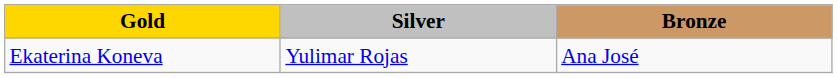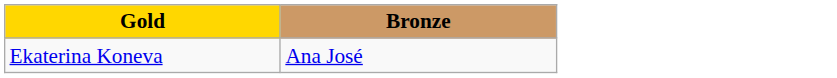- column: (418, 21)
